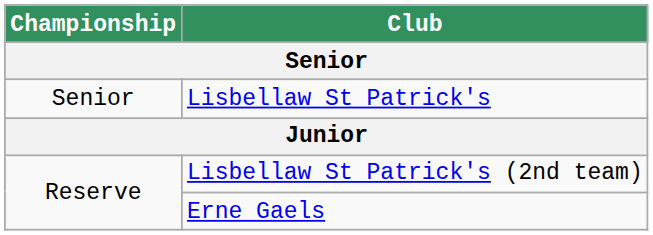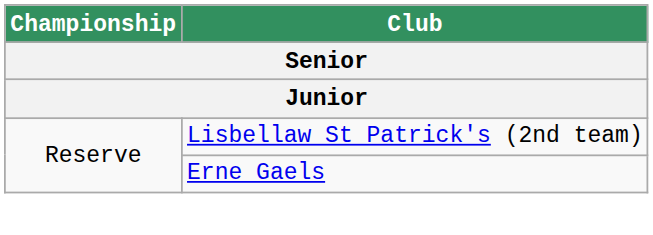- row: (339, 99)
